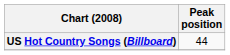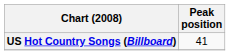(202, 41) 44 -> (202, 41) 41
